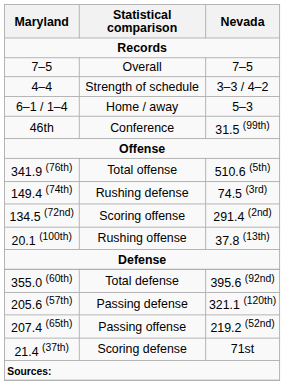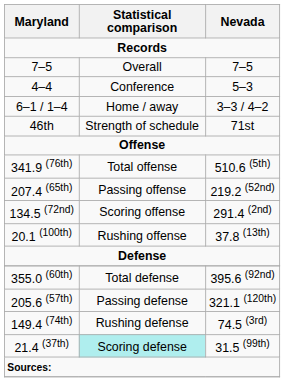(142, 87) Strength of schedule -> (142, 87) Conference
(243, 87) 3–3 / 4–2 -> (243, 87) 5–3
(243, 107) 5–3 -> (243, 107) 3–3 / 4–2
(142, 128) Conference -> (142, 126) Strength of schedule
(243, 128) 31.5 (99th) -> (243, 126) 71st
rows swapped: (42, 327) <-> (42, 193)
(142, 350) no background -> (142, 346) paleturquoise background
(243, 350) 71st -> (243, 346) 31.5 (99th)
